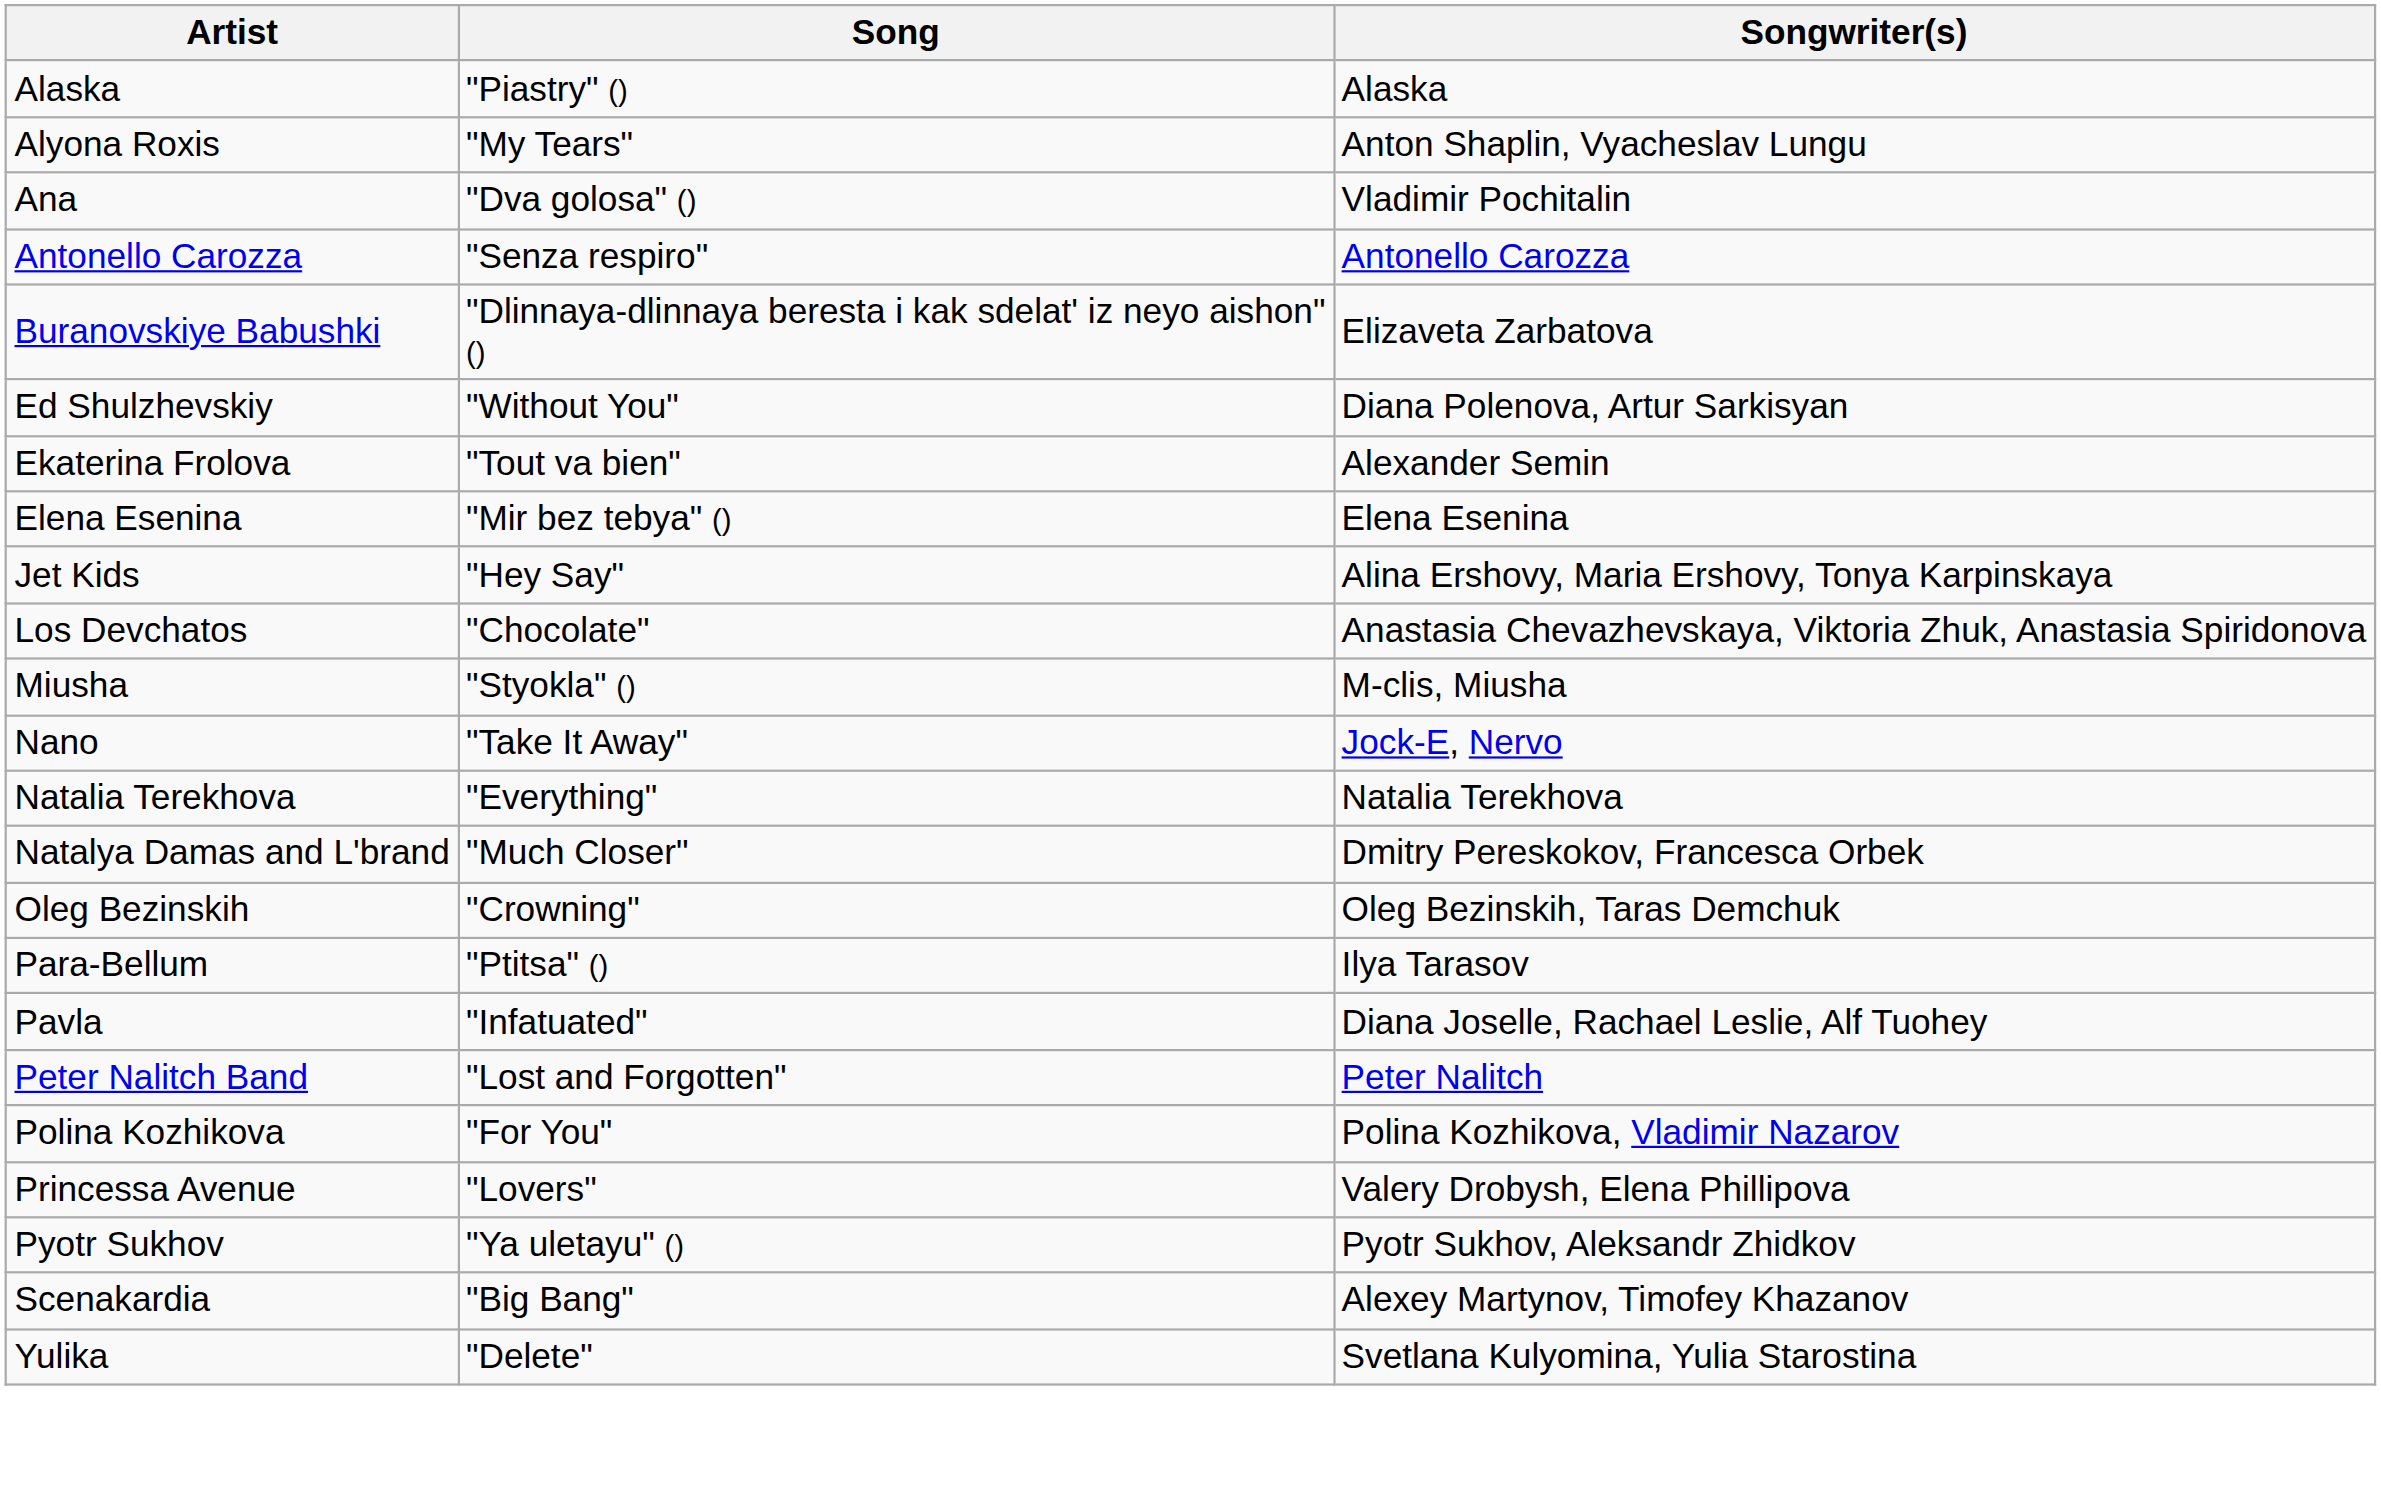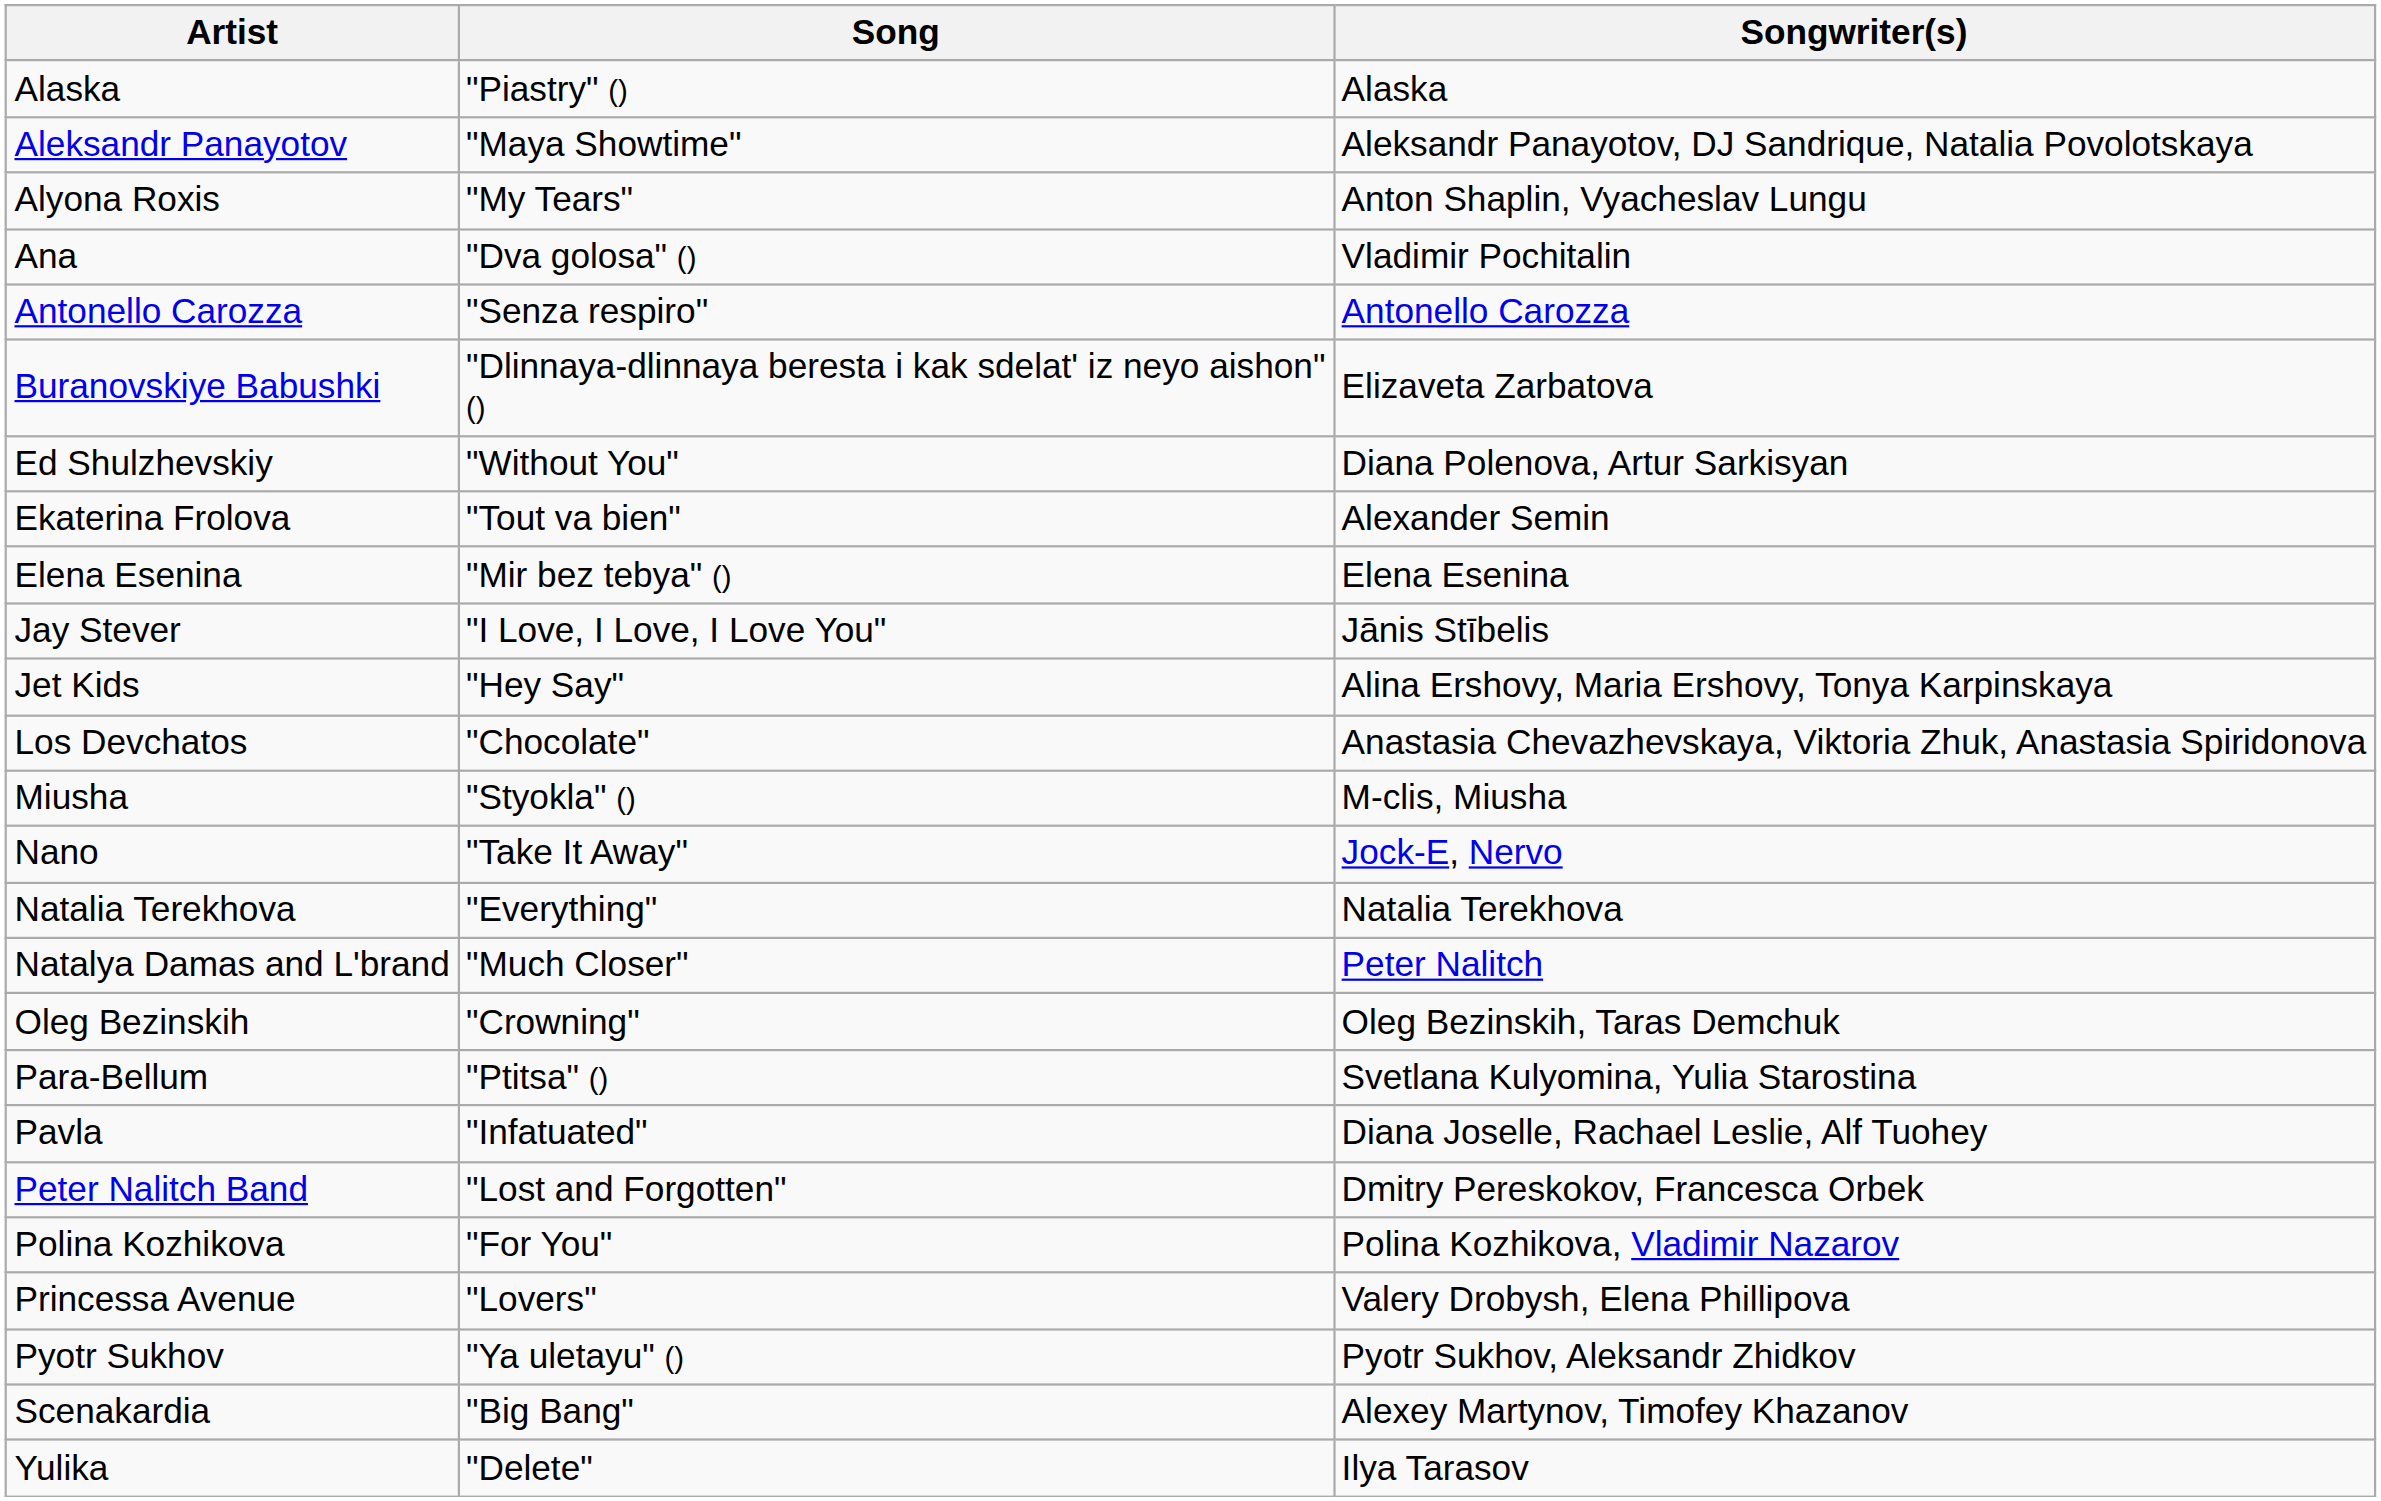+ row: (181, 144)
+ row: (98, 630)
(1633, 853) Dmitry Pereskokov, Francesca Orbek -> (1442, 965) Peter Nalitch
(1435, 965) Ilya Tarasov -> (1629, 1076) Svetlana Kulyomina, Yulia Starostina
(1442, 1076) Peter Nalitch -> (1633, 1188) Dmitry Pereskokov, Francesca Orbek
(1629, 1355) Svetlana Kulyomina, Yulia Starostina -> (1435, 1467) Ilya Tarasov
